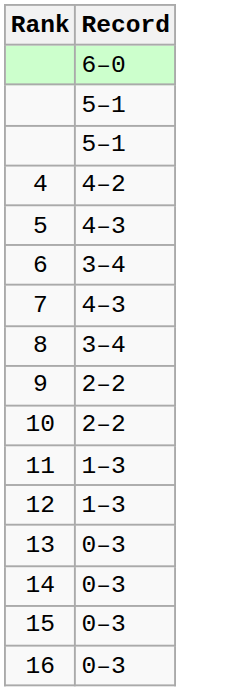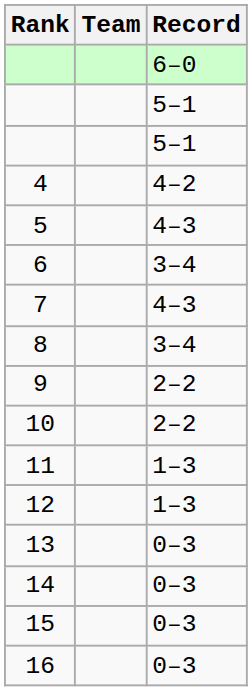+ column: (111, 25)
